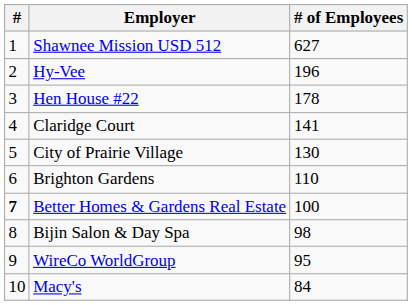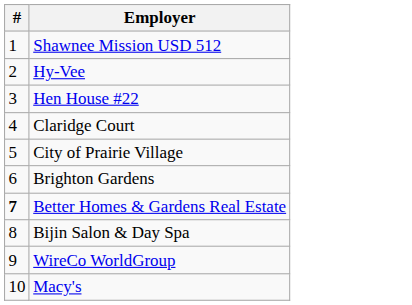- column: (349, 17)
